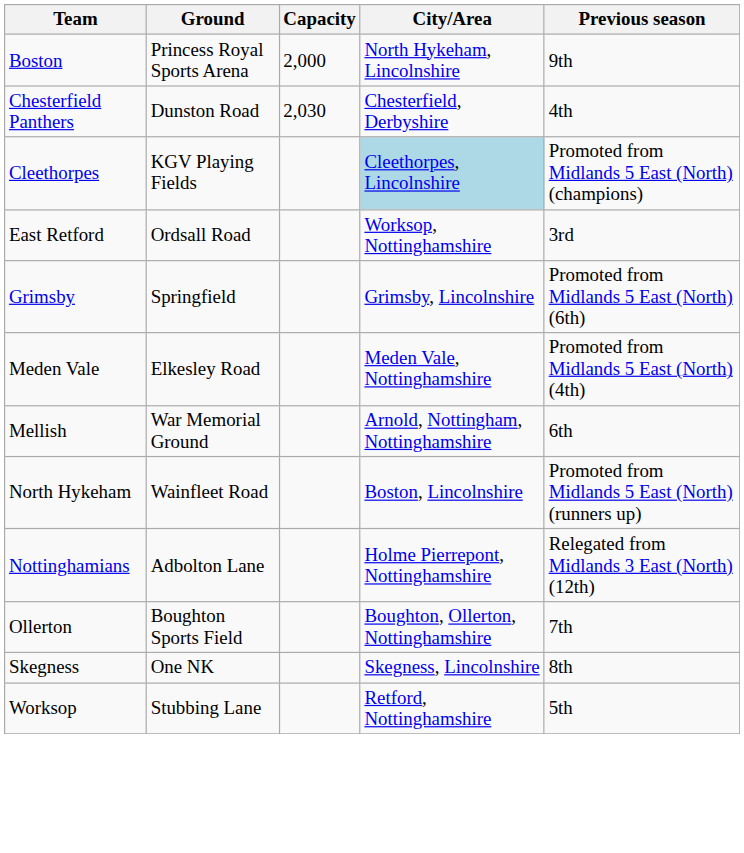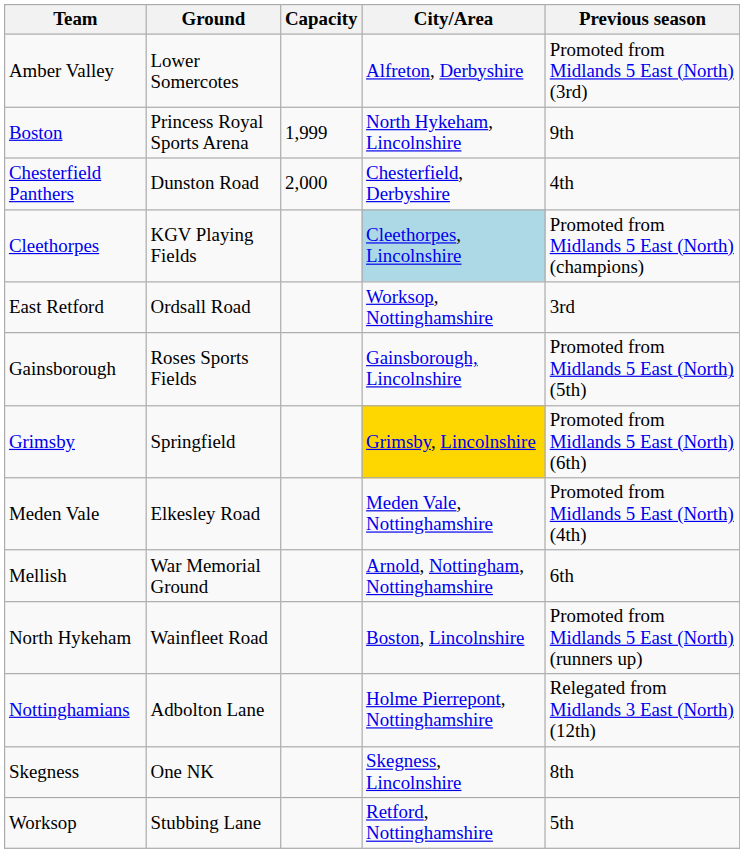+ row: (61, 70)
(305, 60) 2,000 -> (306, 132) 1,999
(305, 111) 2,030 -> (306, 183) 2,000
+ row: (62, 369)
(449, 296) no background -> (451, 441) gold background
- row: (40, 626)
